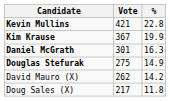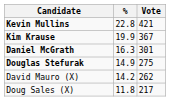columns swapped: (128, 11) <-> (154, 11)
